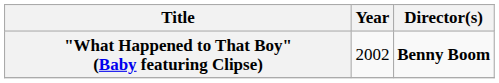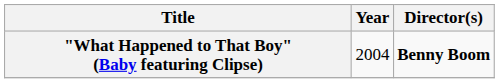(372, 54) 2002 -> (372, 54) 2004
